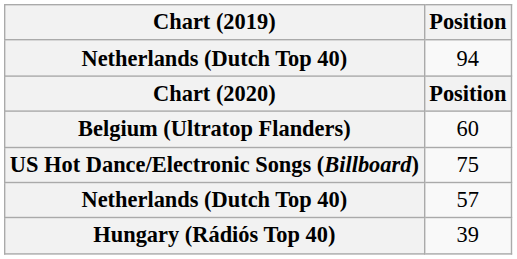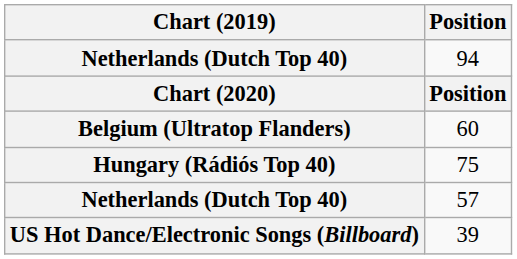(214, 164) US Hot Dance/Electronic Songs (Billboard) -> (214, 164) Hungary (Rádiós Top 40)
(214, 235) Hungary (Rádiós Top 40) -> (214, 235) US Hot Dance/Electronic Songs (Billboard)
